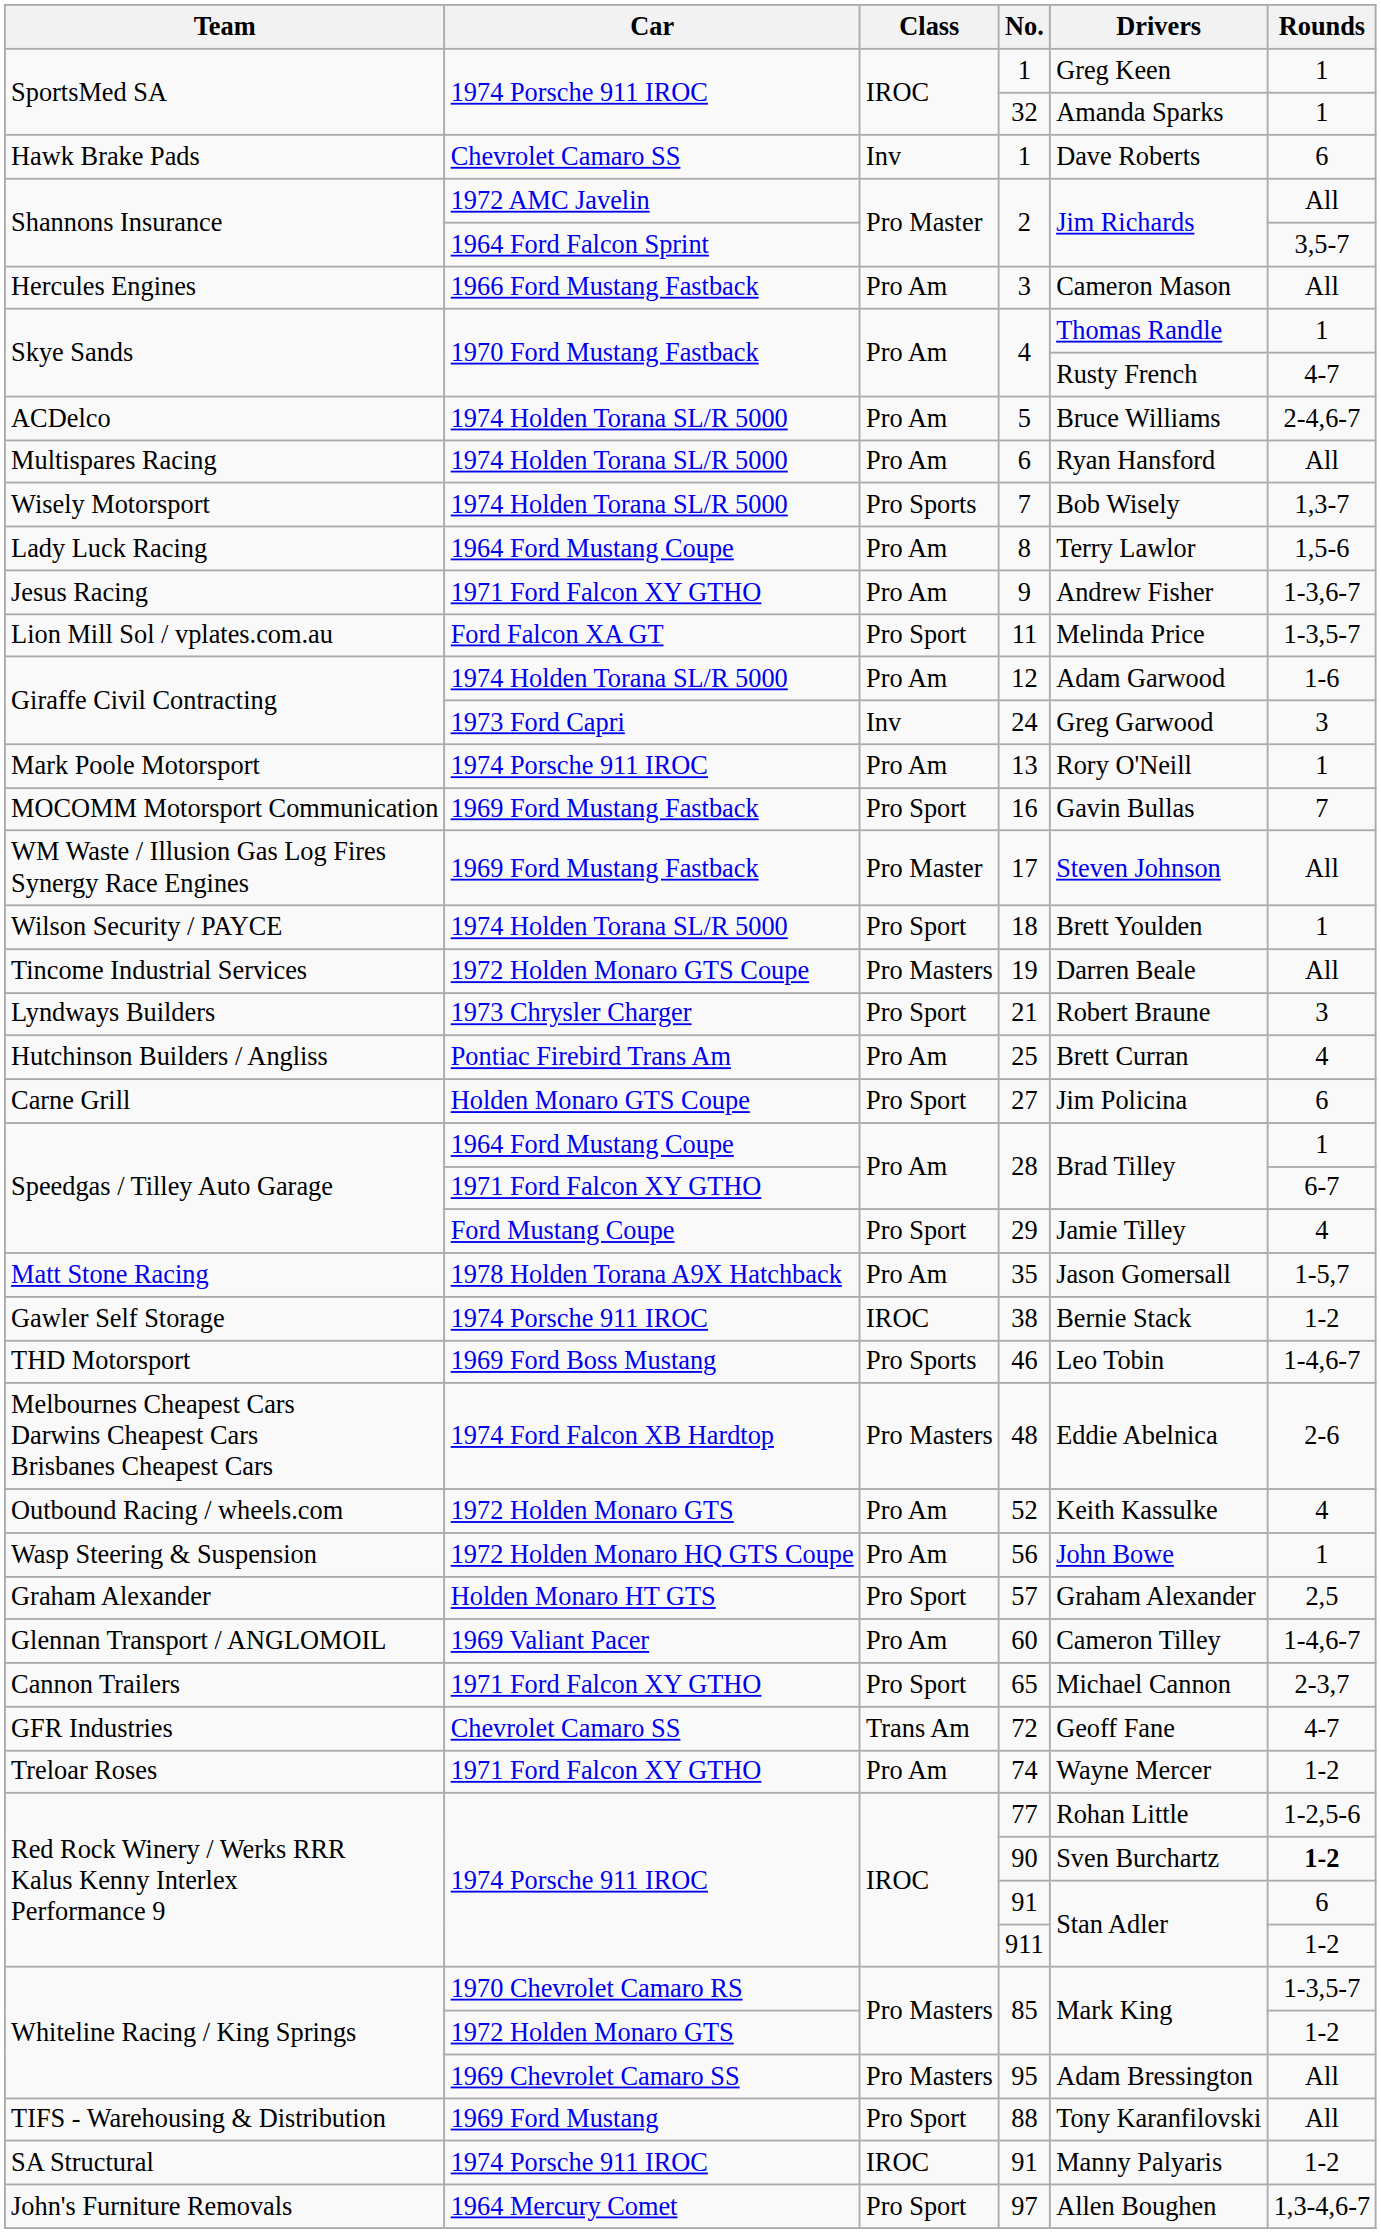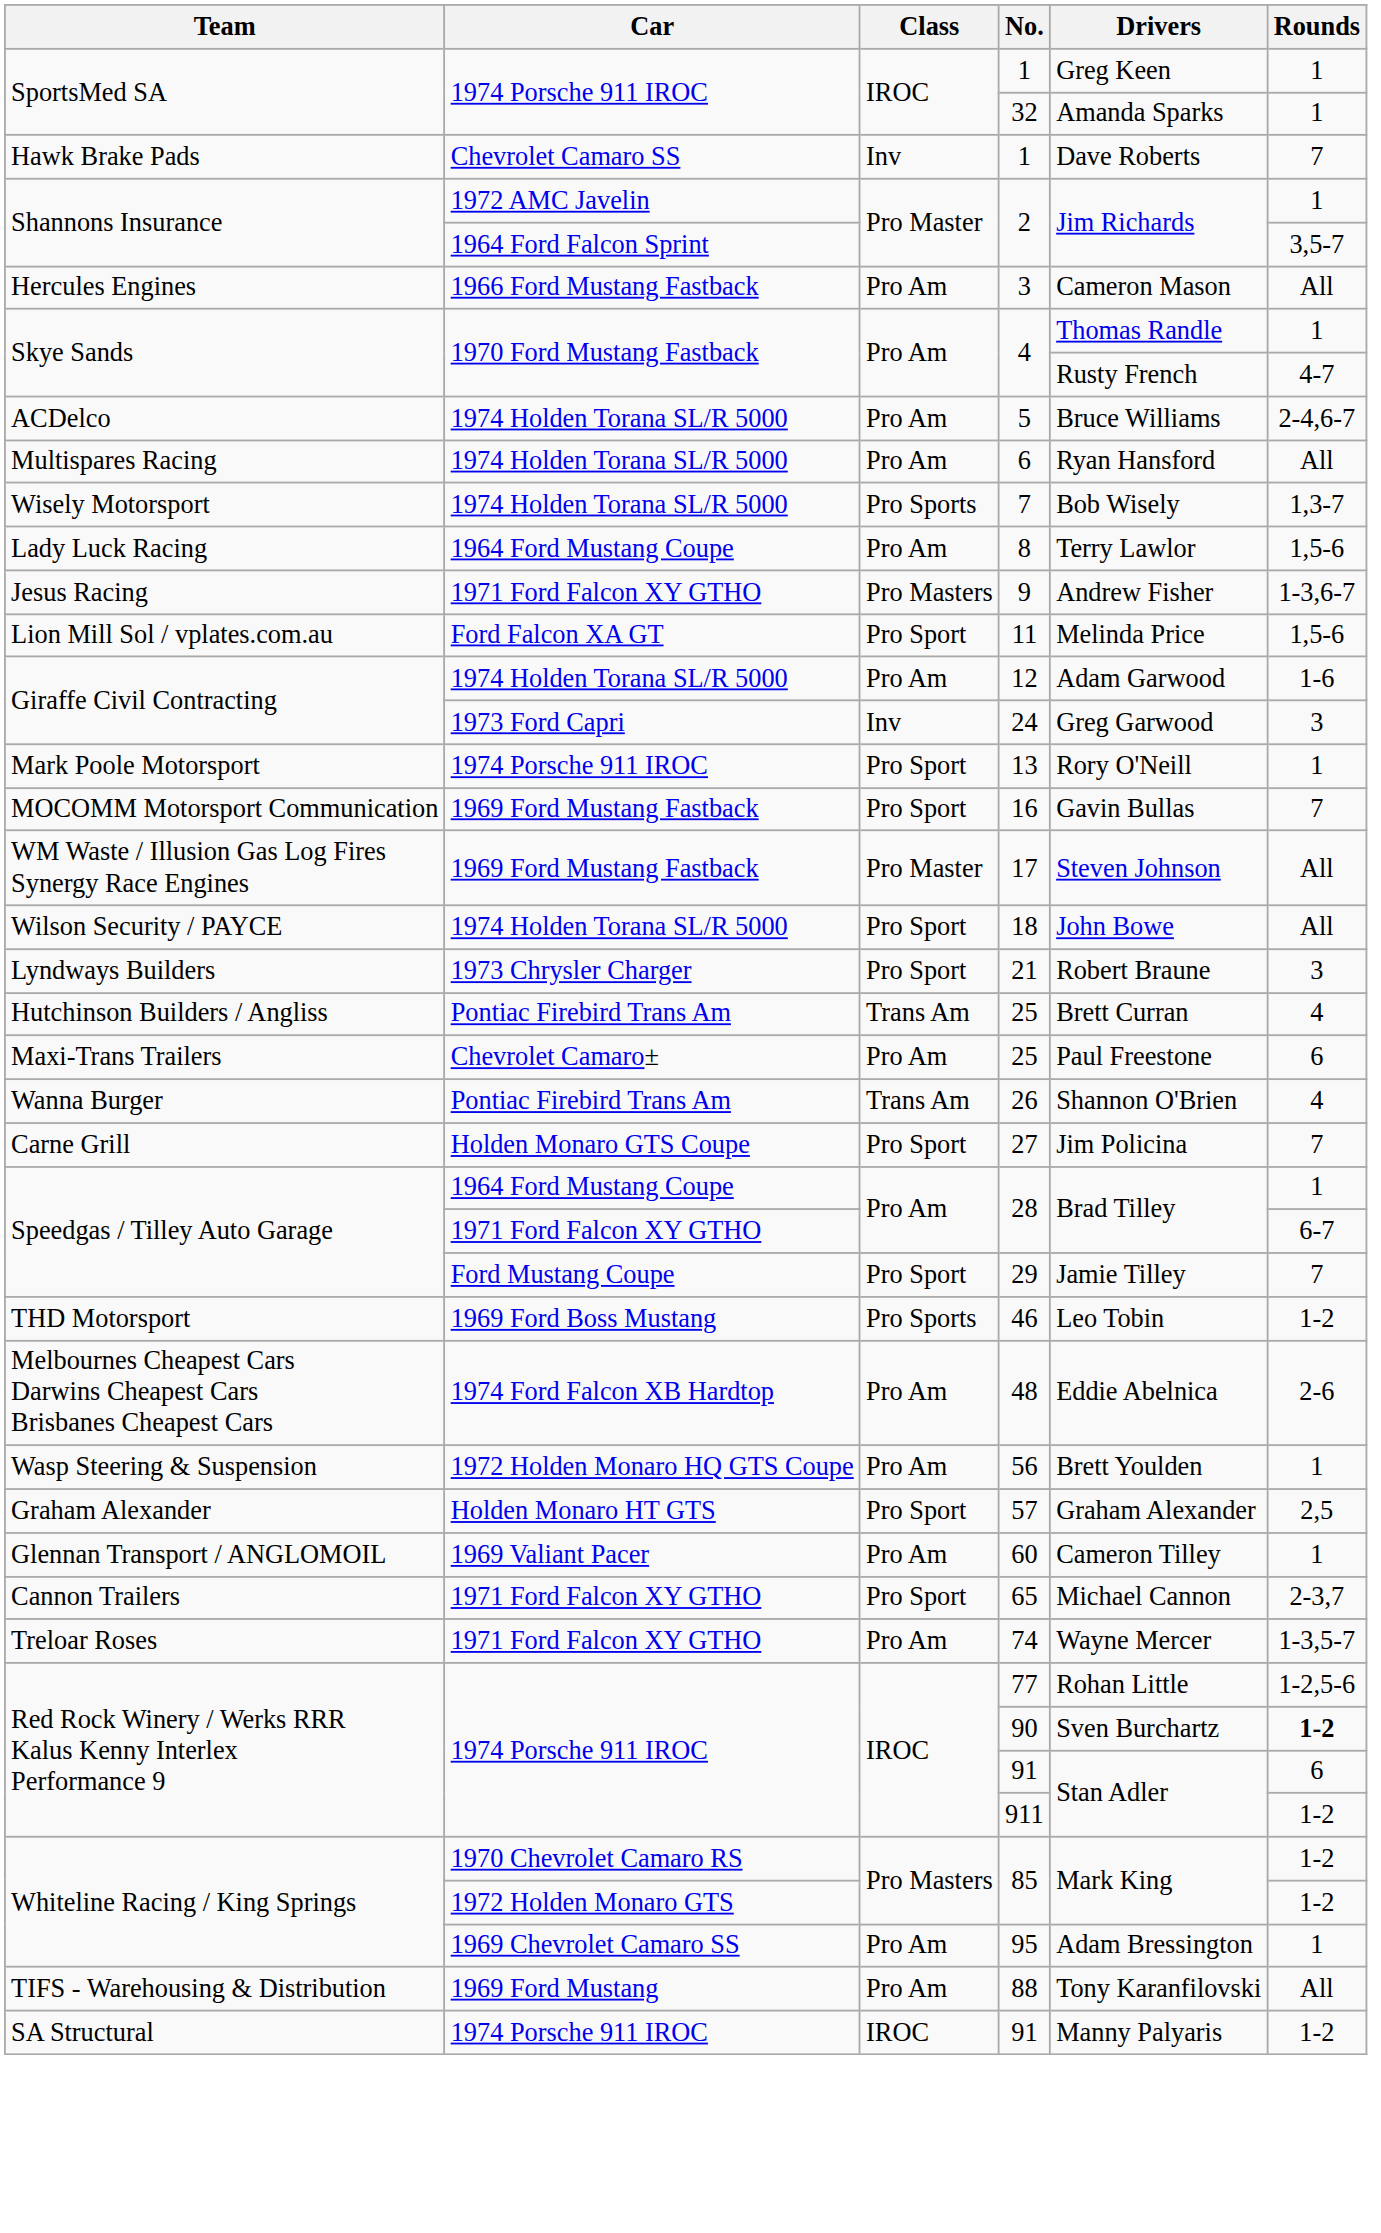(1322, 157) 6 -> (1317, 157) 7
(1322, 200) All -> (1317, 200) 1
(907, 591) Pro Am -> (929, 591) Pro Masters
(1322, 635) 1-3,5-7 -> (1317, 635) 1,5-6
(907, 765) Pro Am -> (916, 765) Pro Sport
(1129, 926) Brett Youlden -> (1115, 926) John Bowe
(1322, 926) 1 -> (1317, 926) All
- row: (630, 970)
(907, 1057) Pro Am -> (918, 1013) Trans Am
+ row: (555, 1057)
+ row: (591, 1100)
(1322, 1100) 6 -> (1317, 1144) 7
(1322, 1231) 4 -> (1317, 1274) 7
- row: (646, 1274)
- row: (579, 1318)
(1322, 1361) 1-4,6-7 -> (1317, 1318) 1-2
(929, 1436) Pro Masters -> (907, 1392) Pro Am
- row: (592, 1510)
(1115, 1554) John Bowe -> (1129, 1467) Brett Youlden
(1322, 1641) 1-4,6-7 -> (1317, 1554) 1
- row: (566, 1728)
(1322, 1771) 1-2 -> (1317, 1641) 1-3,5-7
(1322, 1988) 1-3,5-7 -> (1317, 1858) 1-2
(929, 2075) Pro Masters -> (907, 1945) Pro Am
(1322, 2075) All -> (1317, 1945) 1
(916, 2119) Pro Sport -> (907, 1988) Pro Am
- row: (564, 2206)
